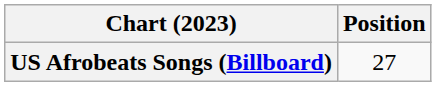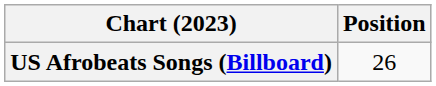(384, 61) 27 -> (384, 61) 26
